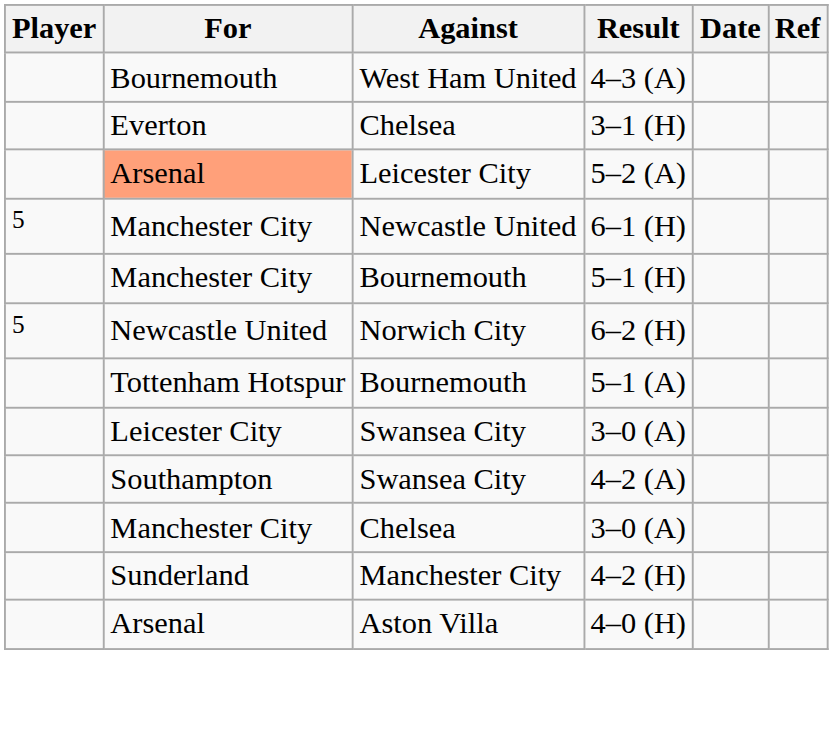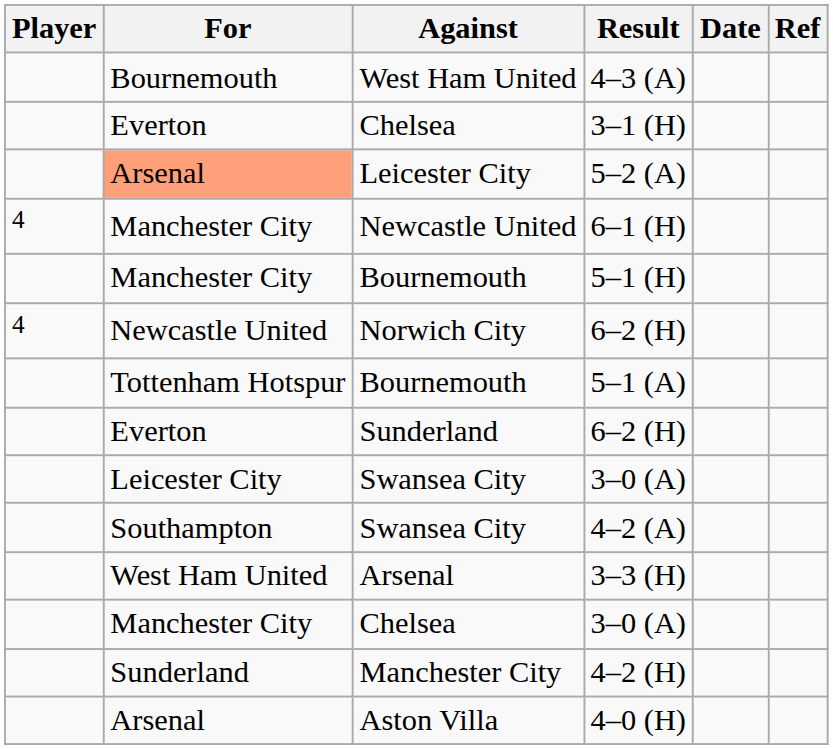(18, 219) 5 -> (18, 219) 4
(18, 324) 5 -> (18, 324) 4
+ row: (429, 430)
+ row: (407, 575)
